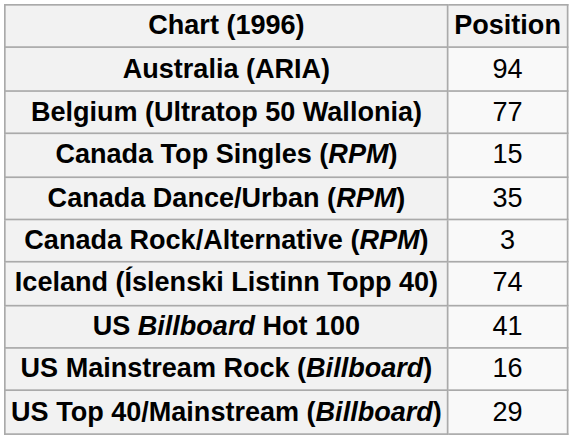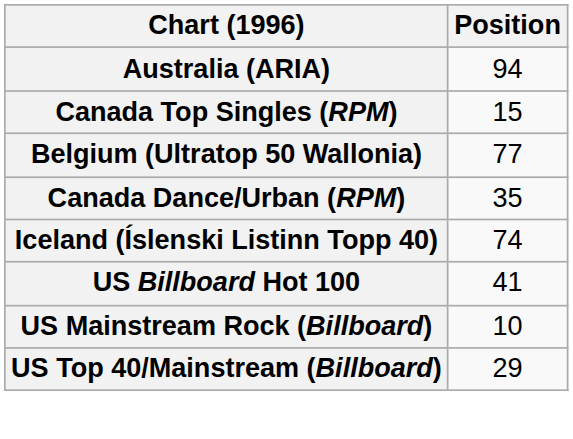rows swapped: (226, 111) <-> (226, 154)
- row: (226, 240)
(508, 369) 16 -> (508, 326) 10
